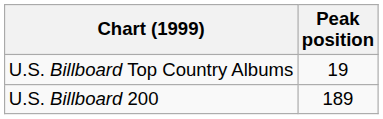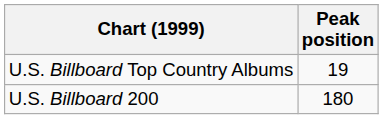(338, 98) 189 -> (338, 98) 180
